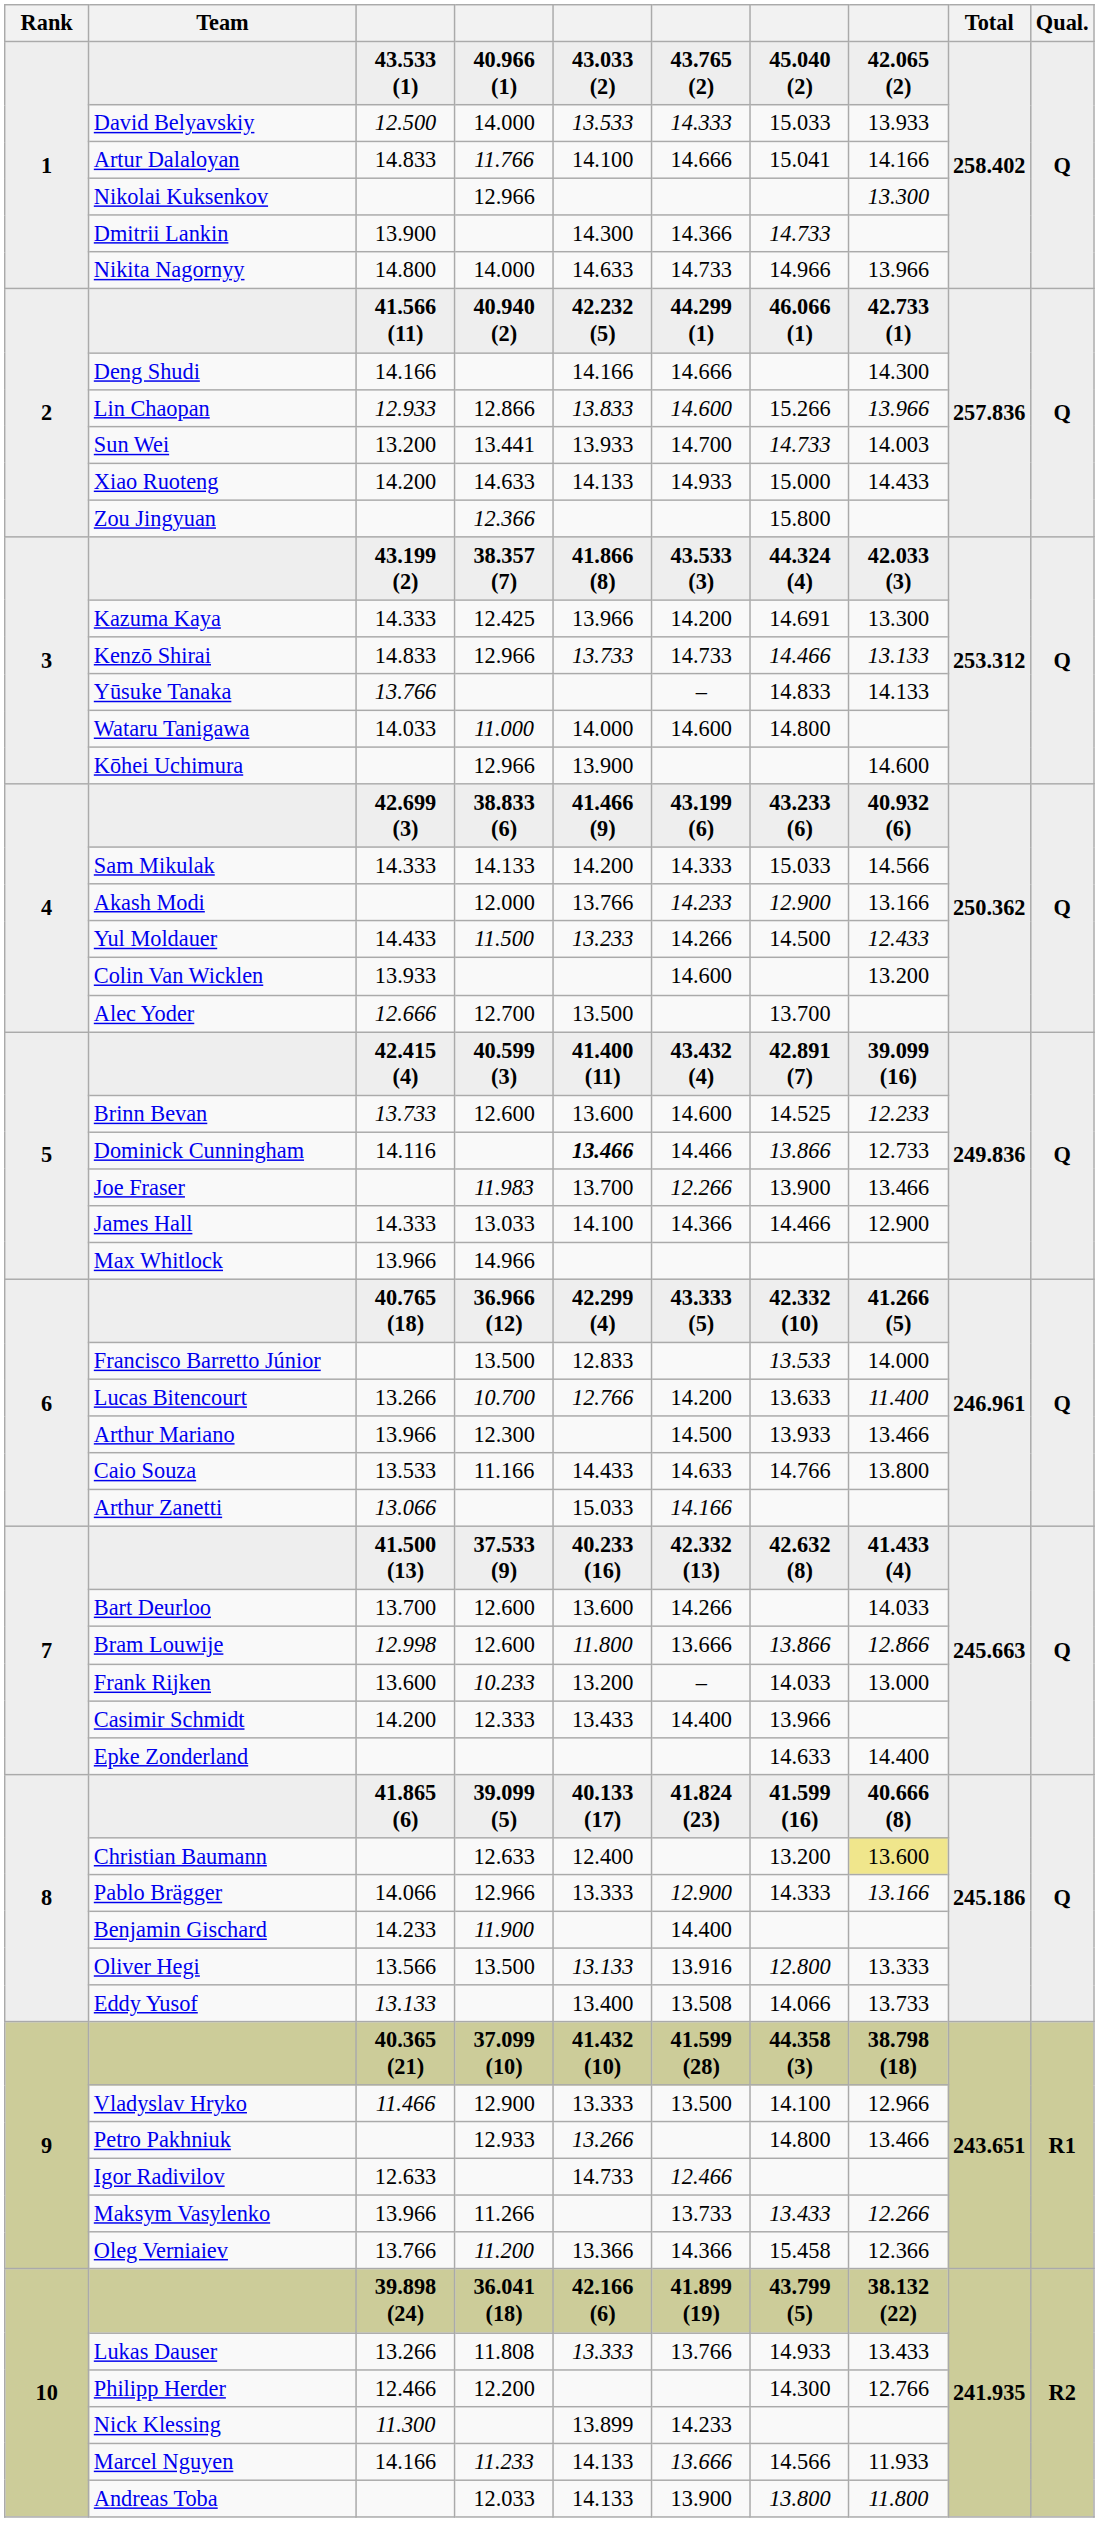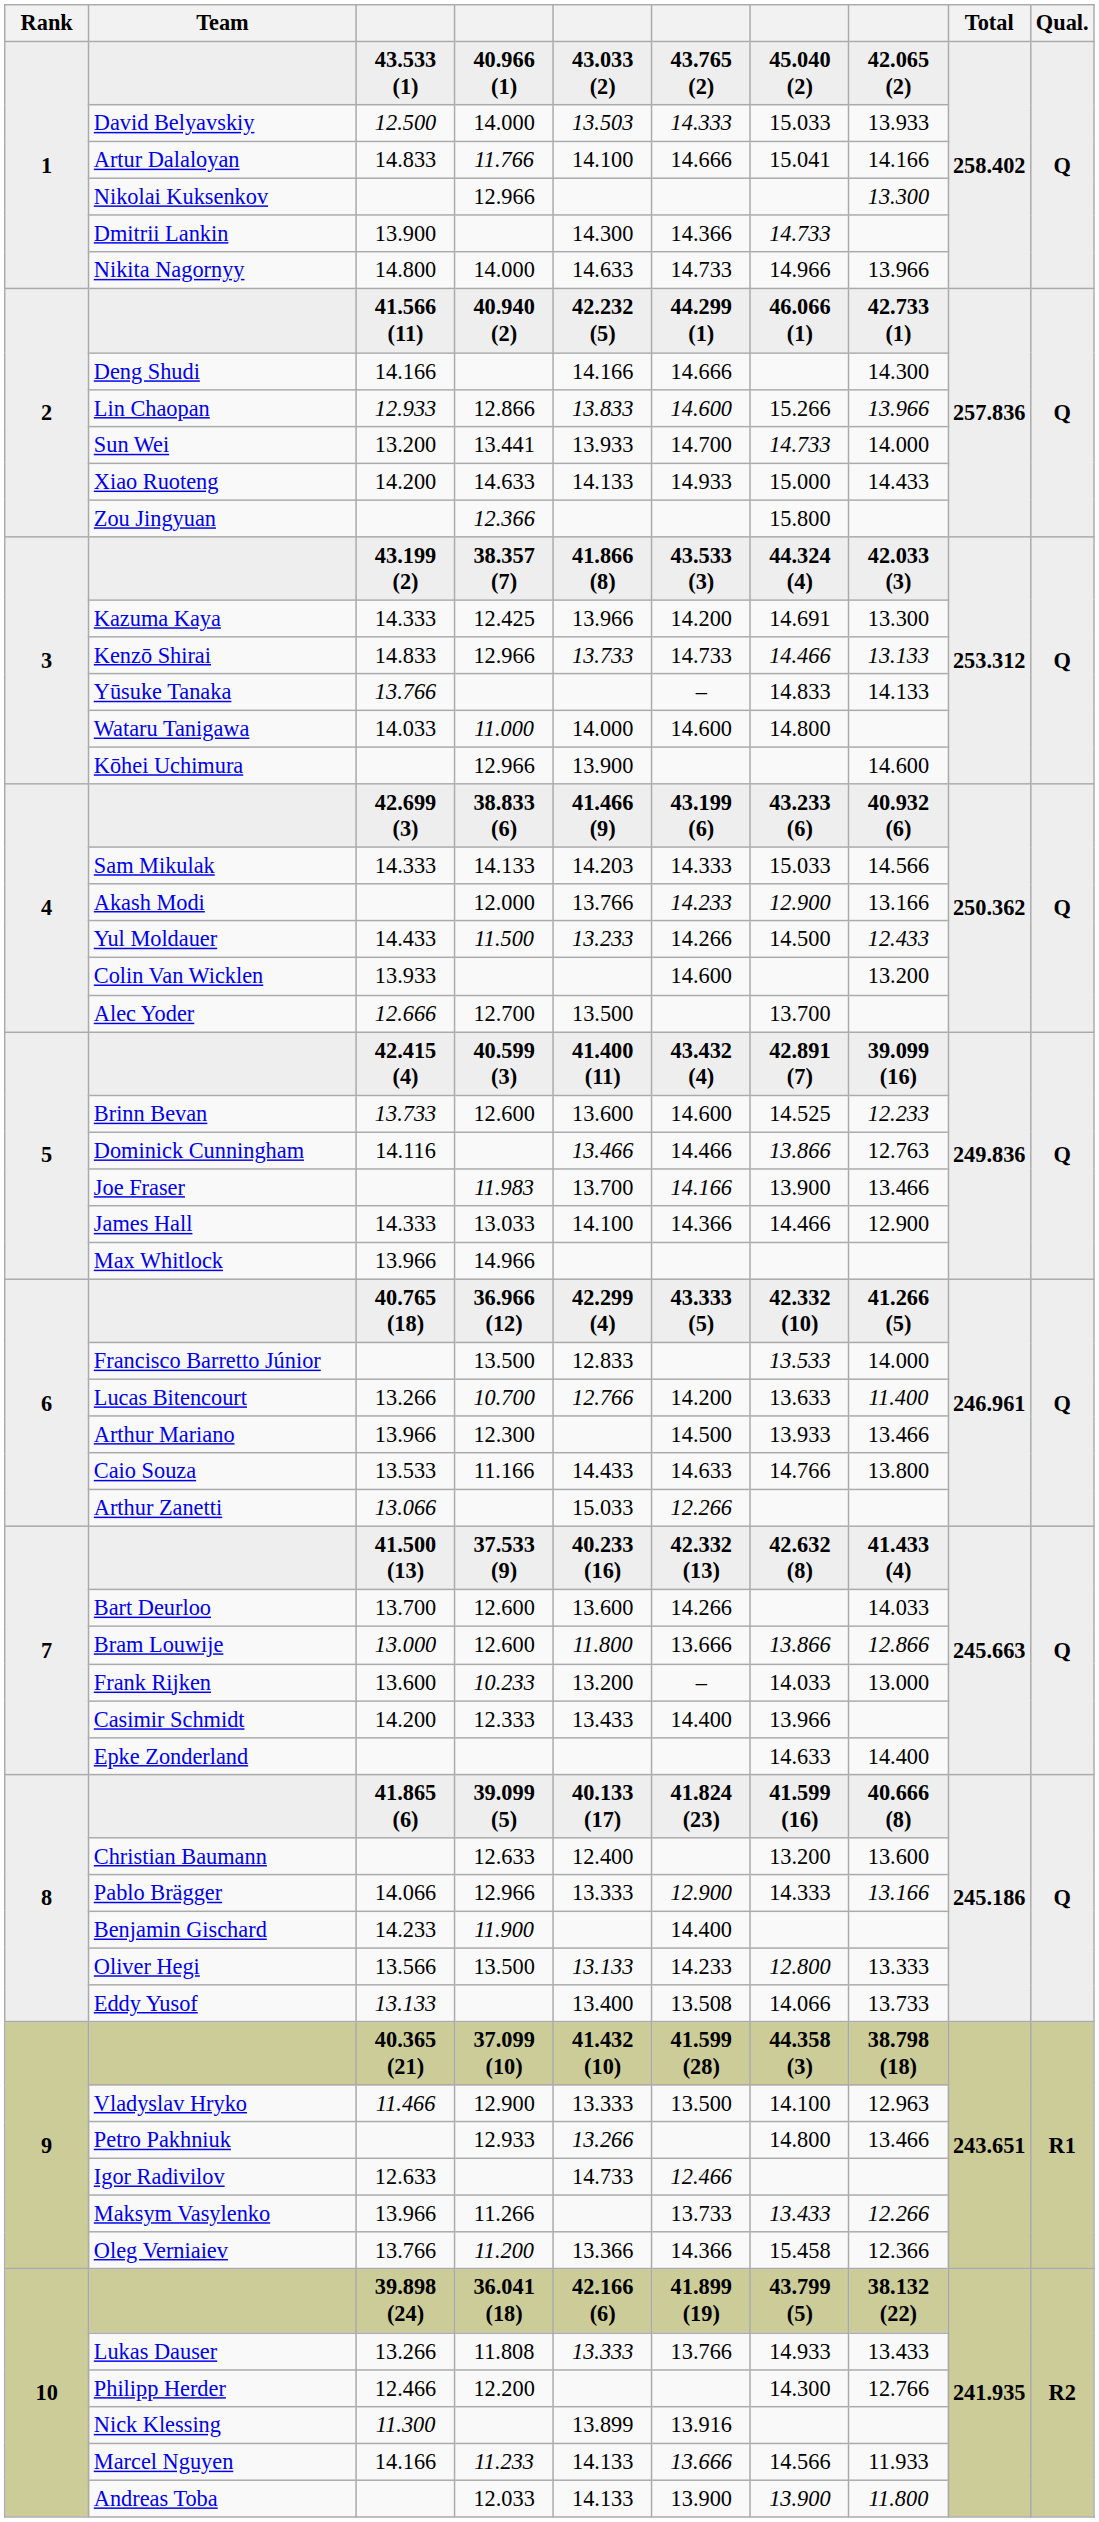(603, 123) 13.533 -> (603, 123) 13.503
(898, 444) 14.003 -> (898, 444) 14.000
(603, 865) 14.200 -> (603, 865) 14.203
(603, 1150) bold -> (603, 1150) normal
(898, 1150) 12.733 -> (898, 1150) 12.763
(701, 1186) 12.266 -> (701, 1186) 14.166
(701, 1508) 14.166 -> (701, 1508) 12.266
(406, 1645) 12.998 -> (406, 1645) 13.000
(898, 1855) khaki background -> (898, 1855) no background
(701, 1966) 13.916 -> (701, 1966) 14.233
(898, 2103) 12.966 -> (898, 2103) 12.963
(701, 2424) 14.233 -> (701, 2424) 13.916
(800, 2498) 13.800 -> (800, 2498) 13.900
